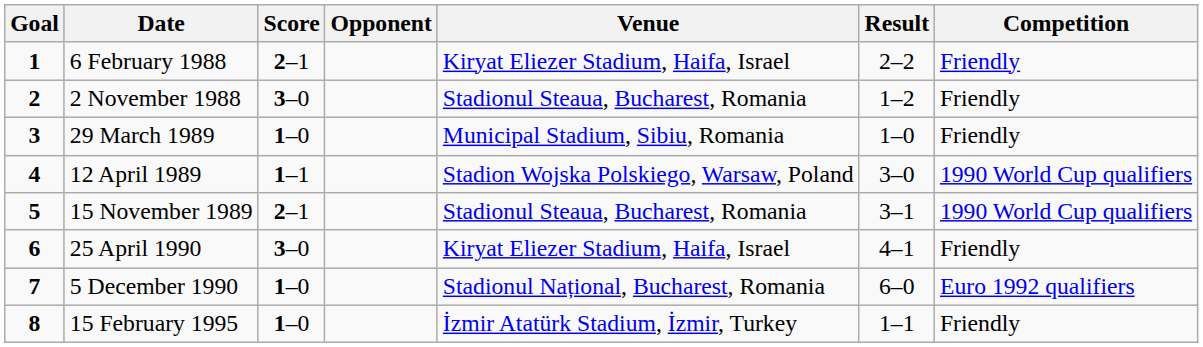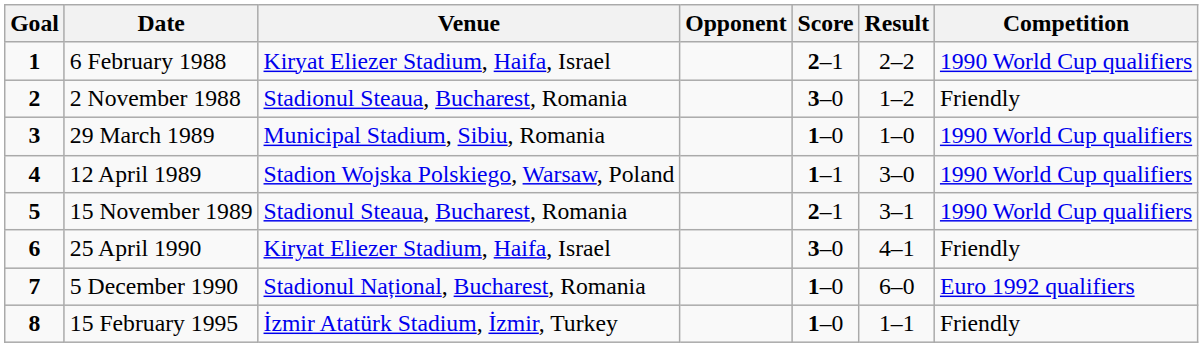columns swapped: (648, 23) <-> (292, 23)
(980, 60) Friendly -> (1066, 60) 1990 World Cup qualifiers
(980, 135) Friendly -> (1066, 135) 1990 World Cup qualifiers
